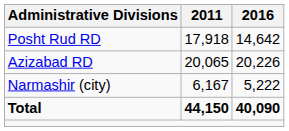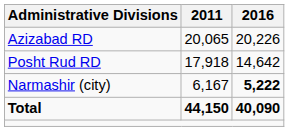rows swapped: (50, 62) <-> (54, 39)
(262, 85) normal -> (262, 85) bold
